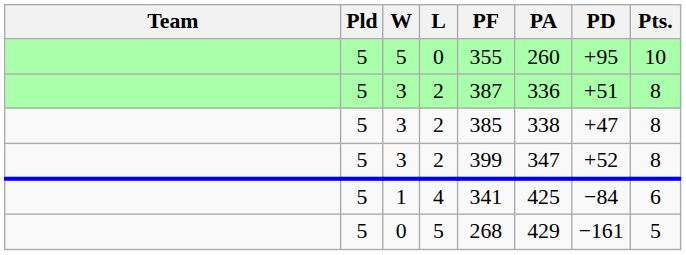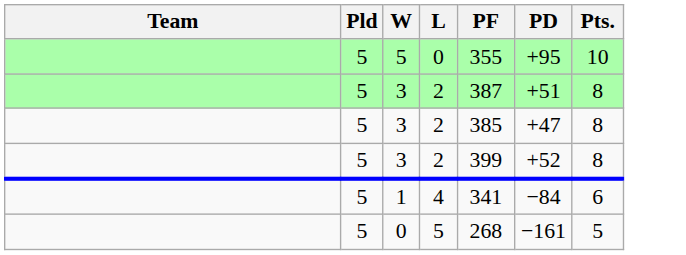- column: (543, 21)
